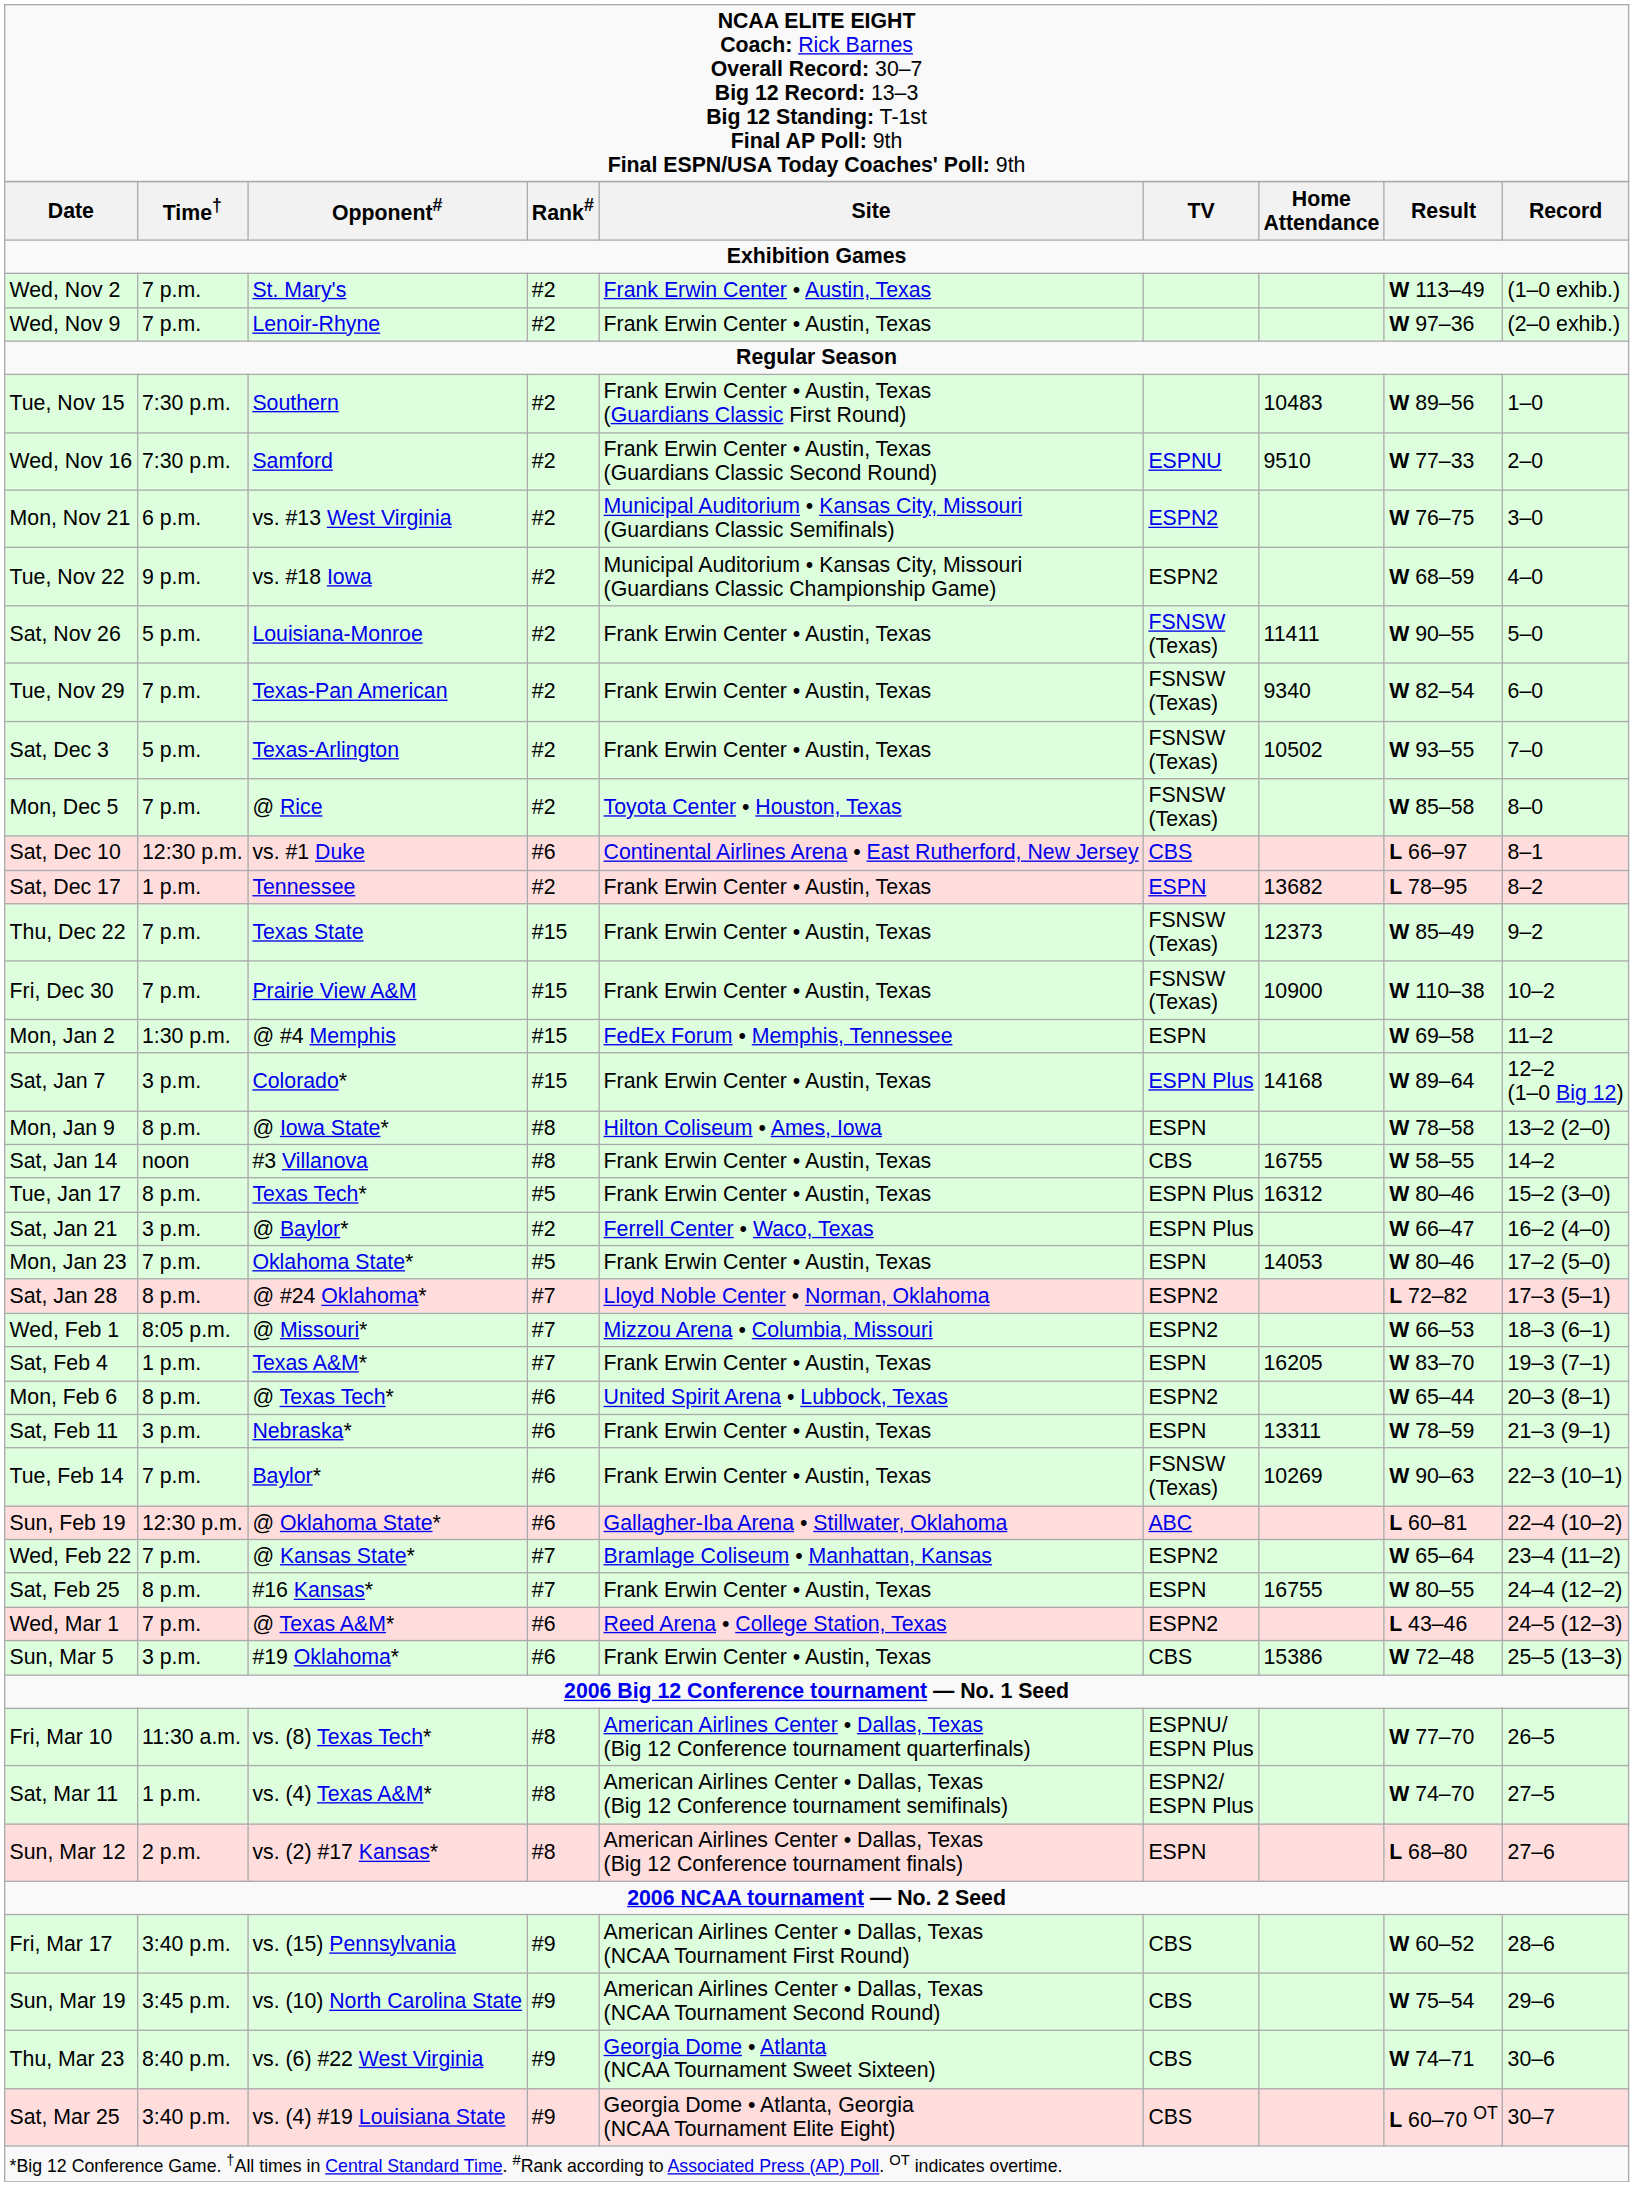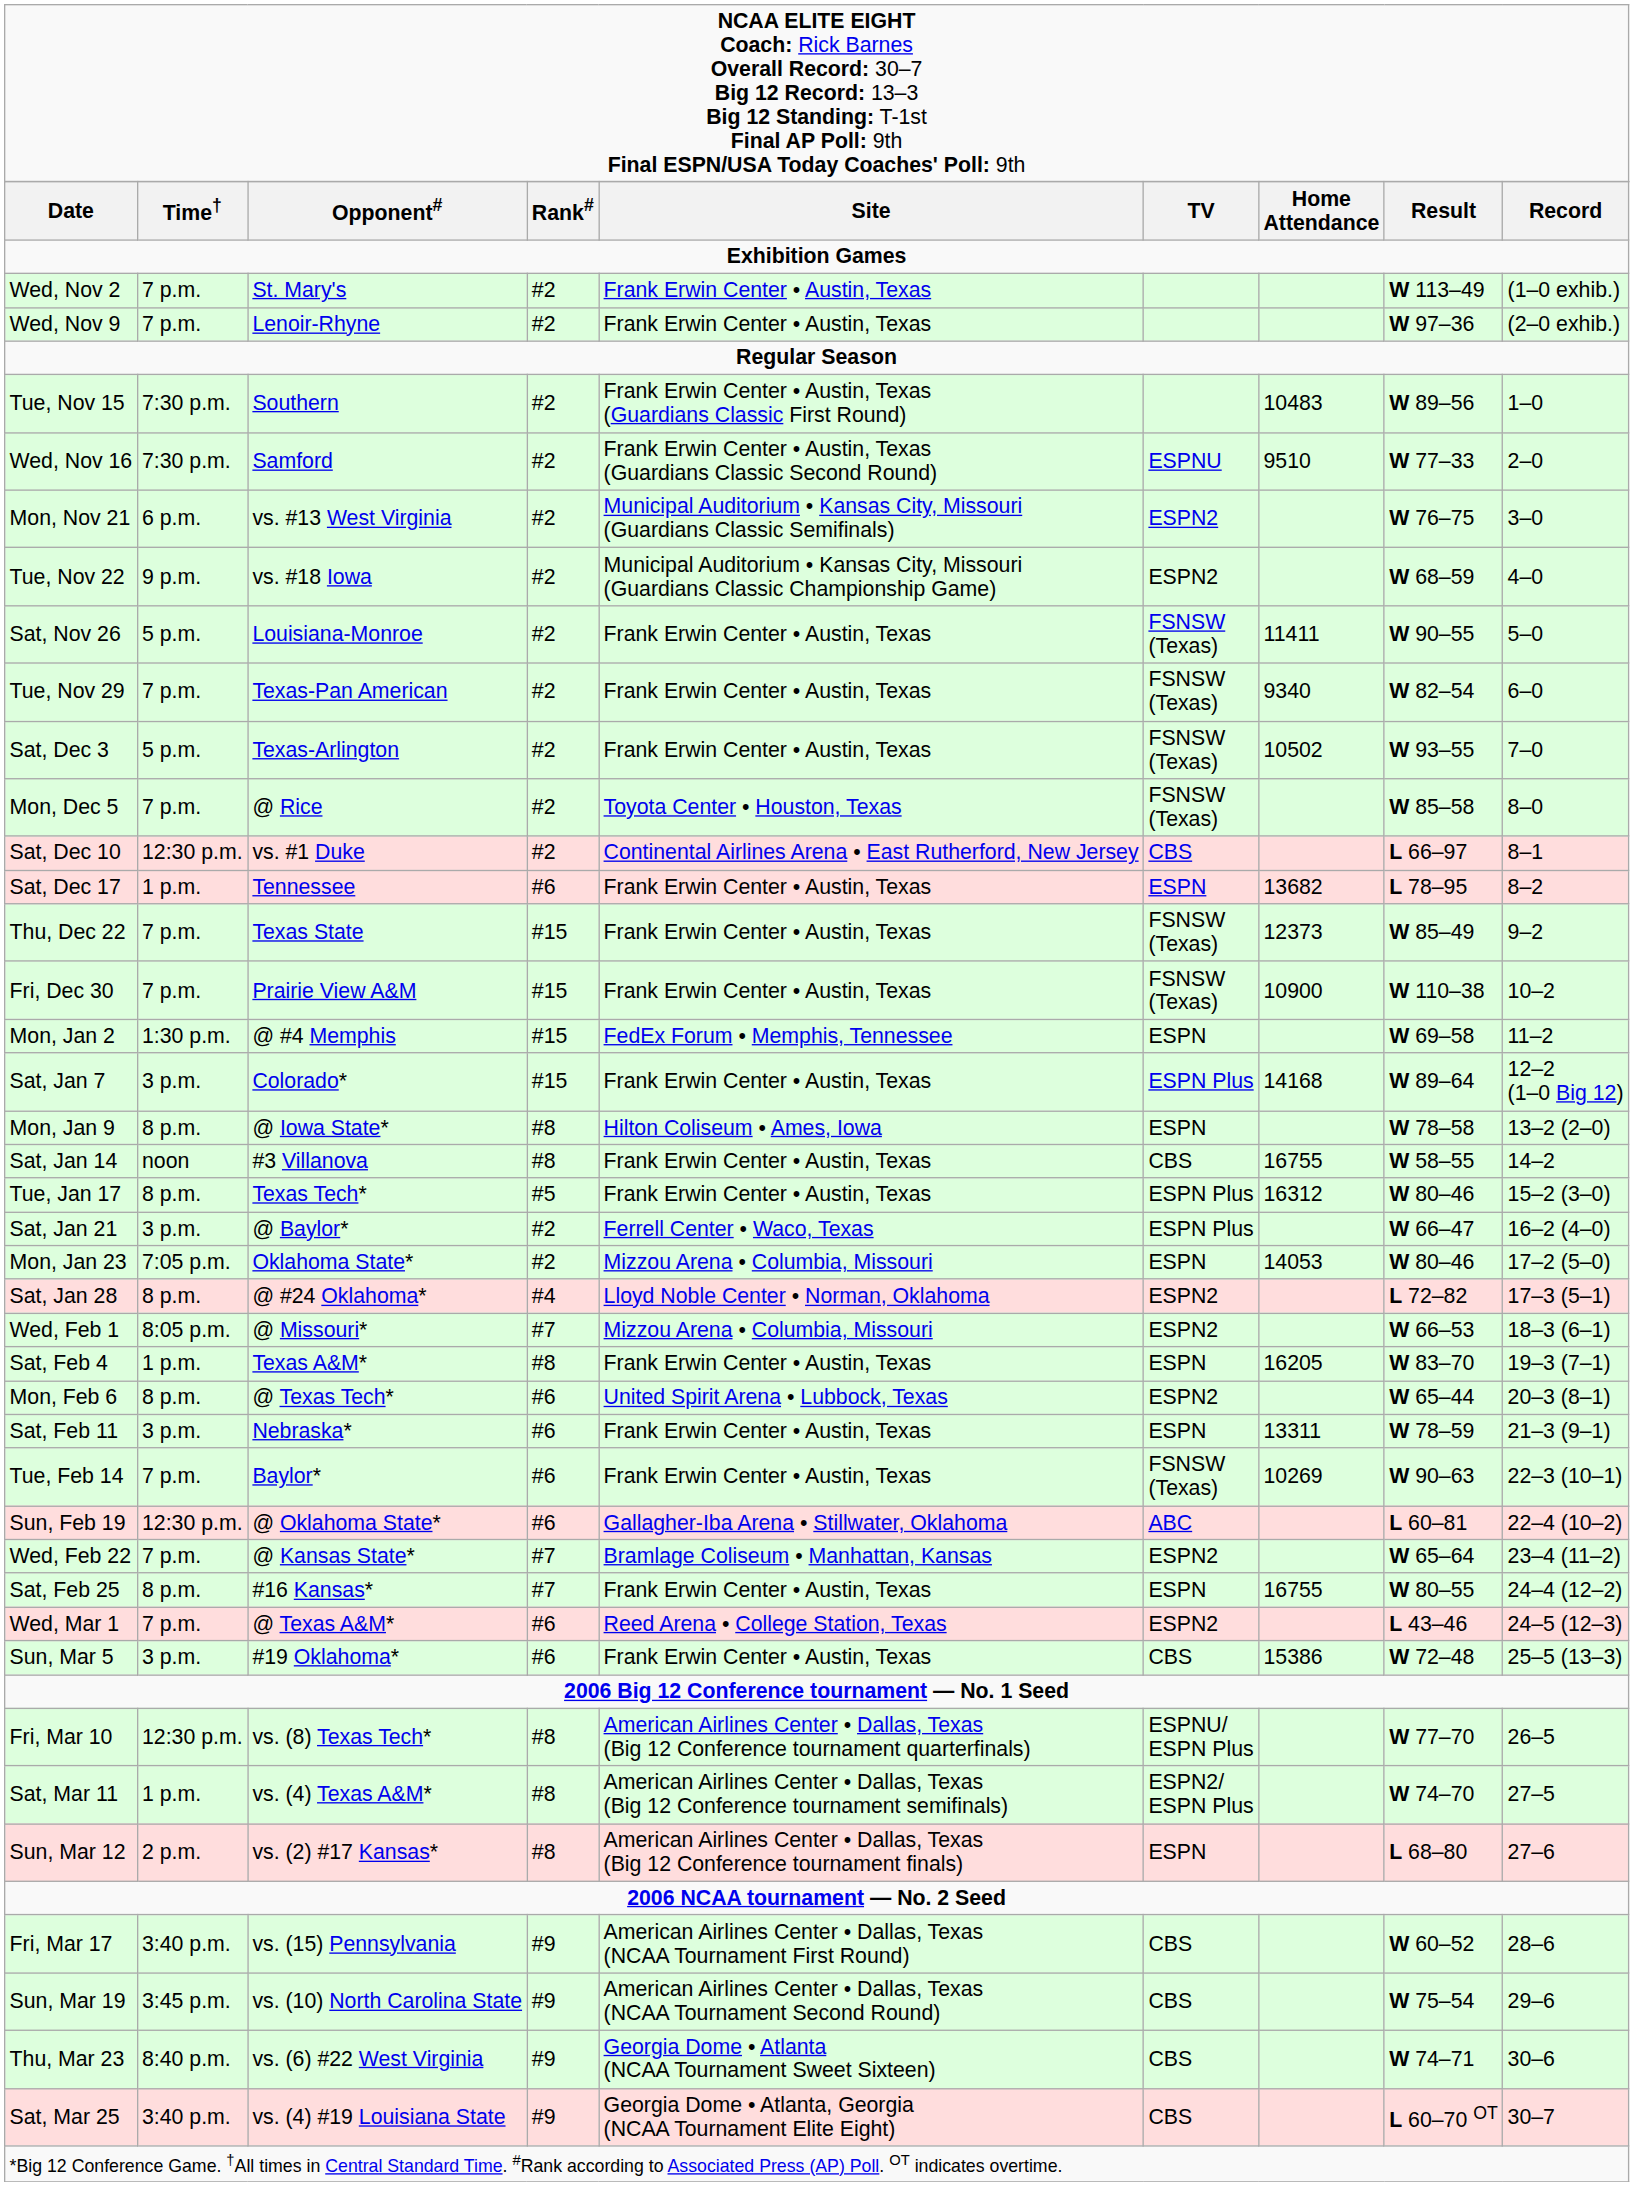(544, 852) #6 -> (544, 852) #2
(544, 886) #2 -> (544, 886) #6
(172, 1262) 7 p.m. -> (186, 1262) 7:05 p.m.
(544, 1262) #5 -> (544, 1262) #2
(767, 1262) Frank Erwin Center • Austin, Texas -> (768, 1262) Mizzou Arena • Columbia, Missouri
(544, 1296) #7 -> (544, 1296) #4
(544, 1363) #7 -> (544, 1363) #8
(191, 1736) 11:30 a.m. -> (192, 1736) 12:30 p.m.
